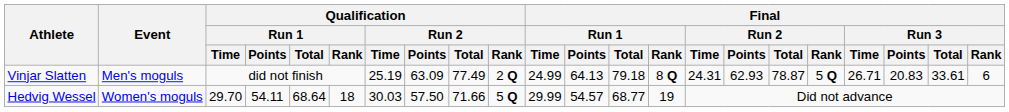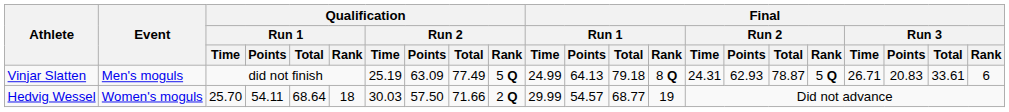(507, 76) 2 Q -> (507, 76) 5 Q
(225, 97) 29.70 -> (225, 97) 25.70
(507, 97) 5 Q -> (507, 97) 2 Q
